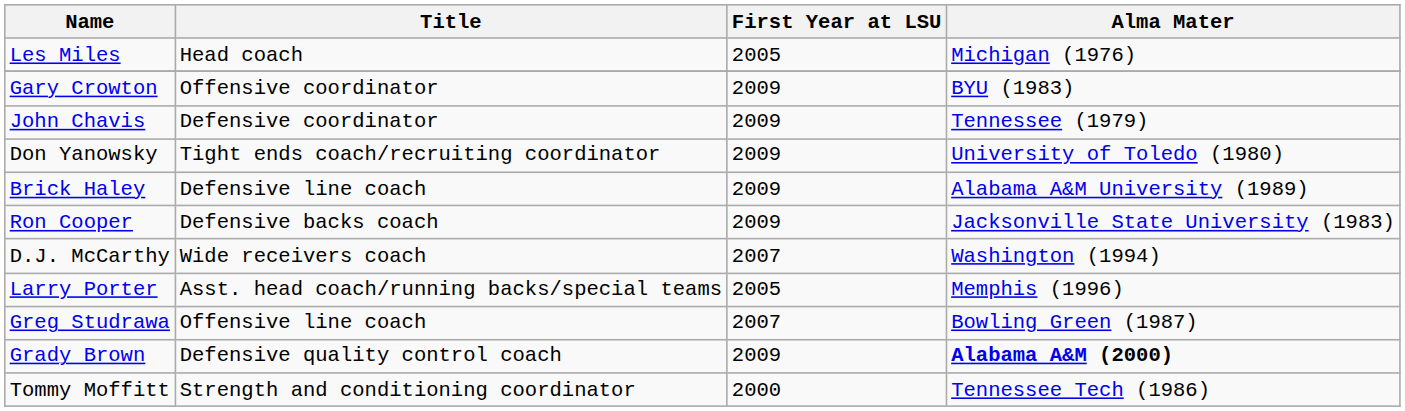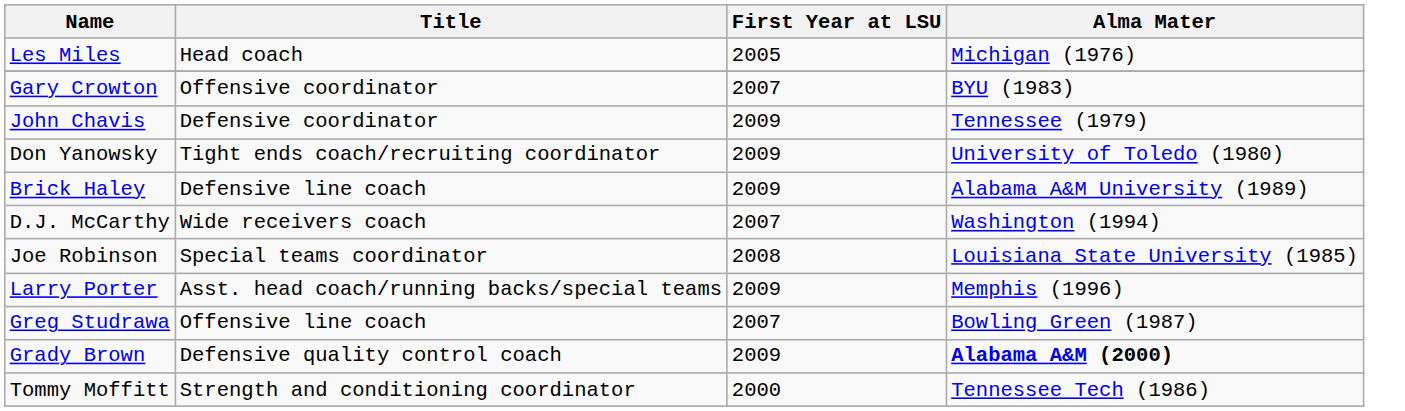(756, 88) 2009 -> (756, 88) 2007
- row: (71, 222)
+ row: (84, 256)
(756, 289) 2005 -> (756, 289) 2009
